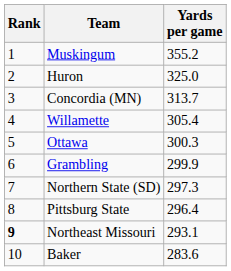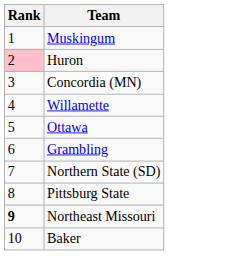- column: (195, 23)
(11, 76) no background -> (11, 60) pink background
